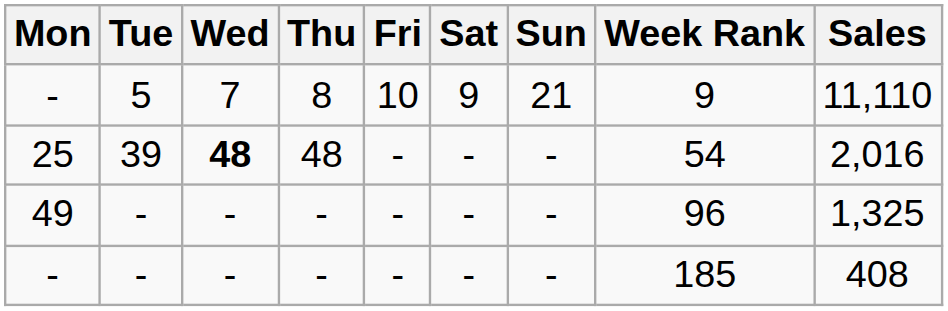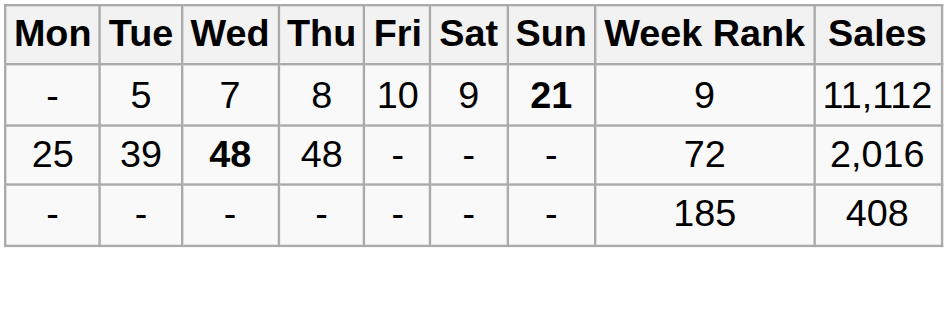(551, 94) normal -> (551, 94) bold
(877, 94) 11,110 -> (877, 94) 11,112
(705, 154) 54 -> (705, 154) 72
- row: (53, 214)
